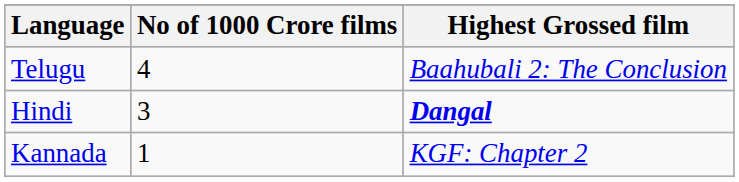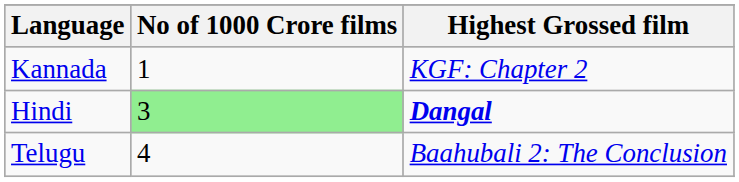rows swapped: (48, 68) <-> (59, 153)
(144, 111) no background -> (144, 111) lightgreen background
